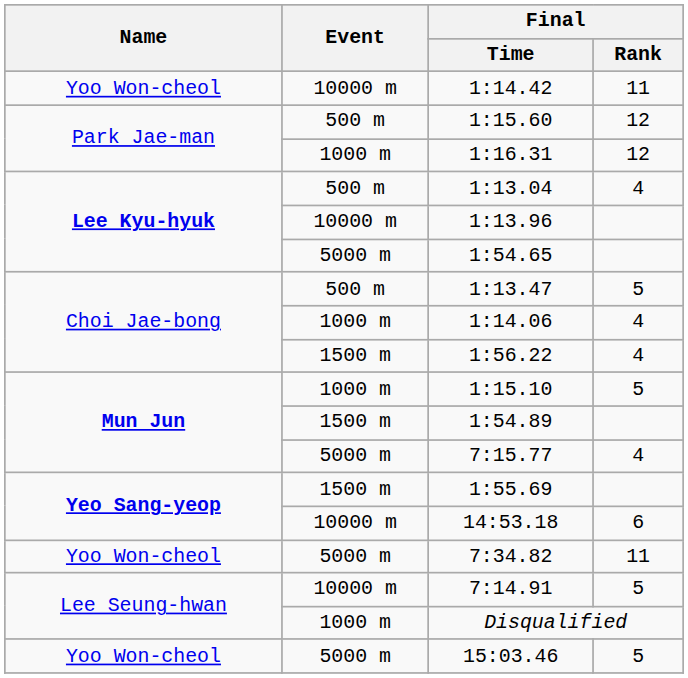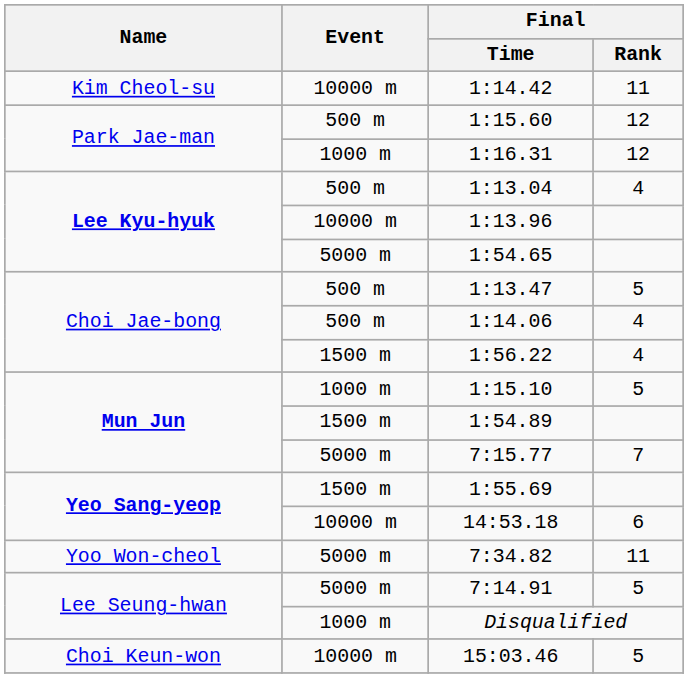(143, 88) Yoo Won-cheol -> (143, 88) Kim Cheol-su
(355, 322) 1000 m -> (355, 322) 500 m
(638, 456) 4 -> (638, 456) 7
(355, 589) 10000 m -> (355, 589) 5000 m
(143, 656) Yoo Won-cheol -> (143, 656) Choi Keun-won
(355, 656) 5000 m -> (355, 656) 10000 m
